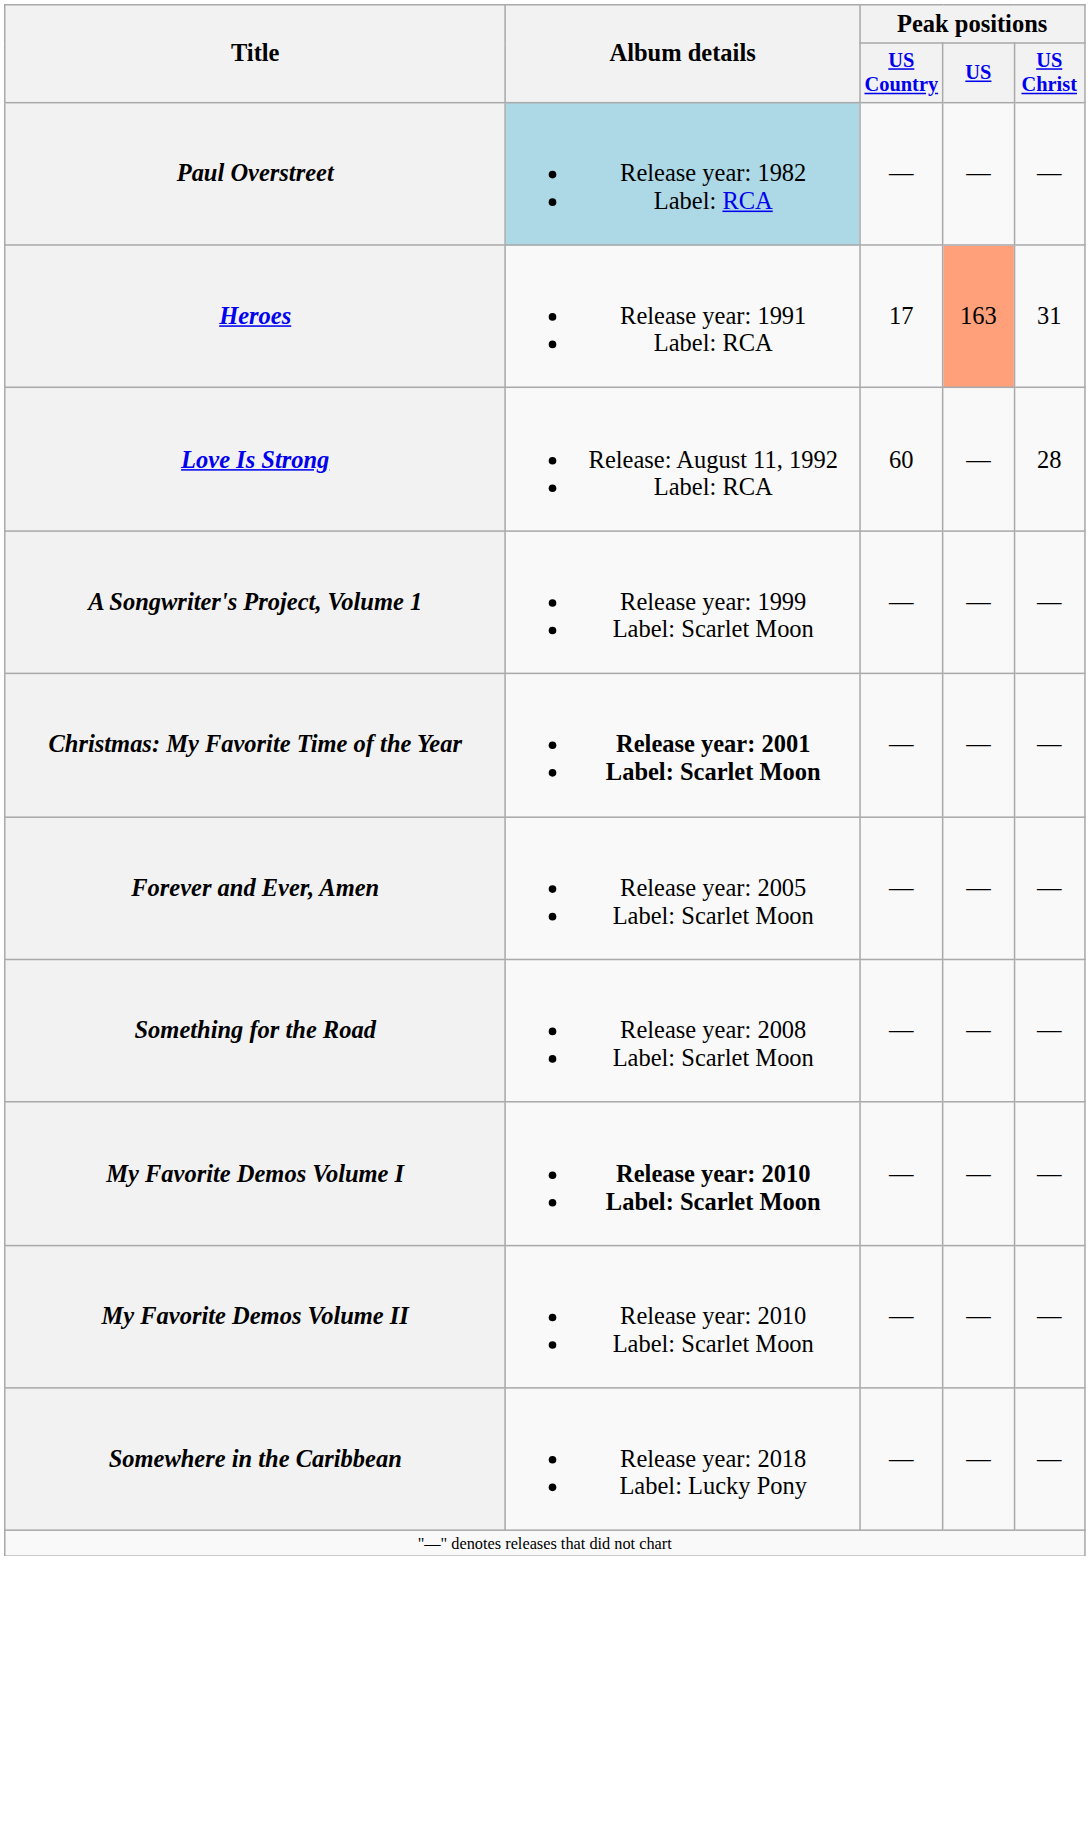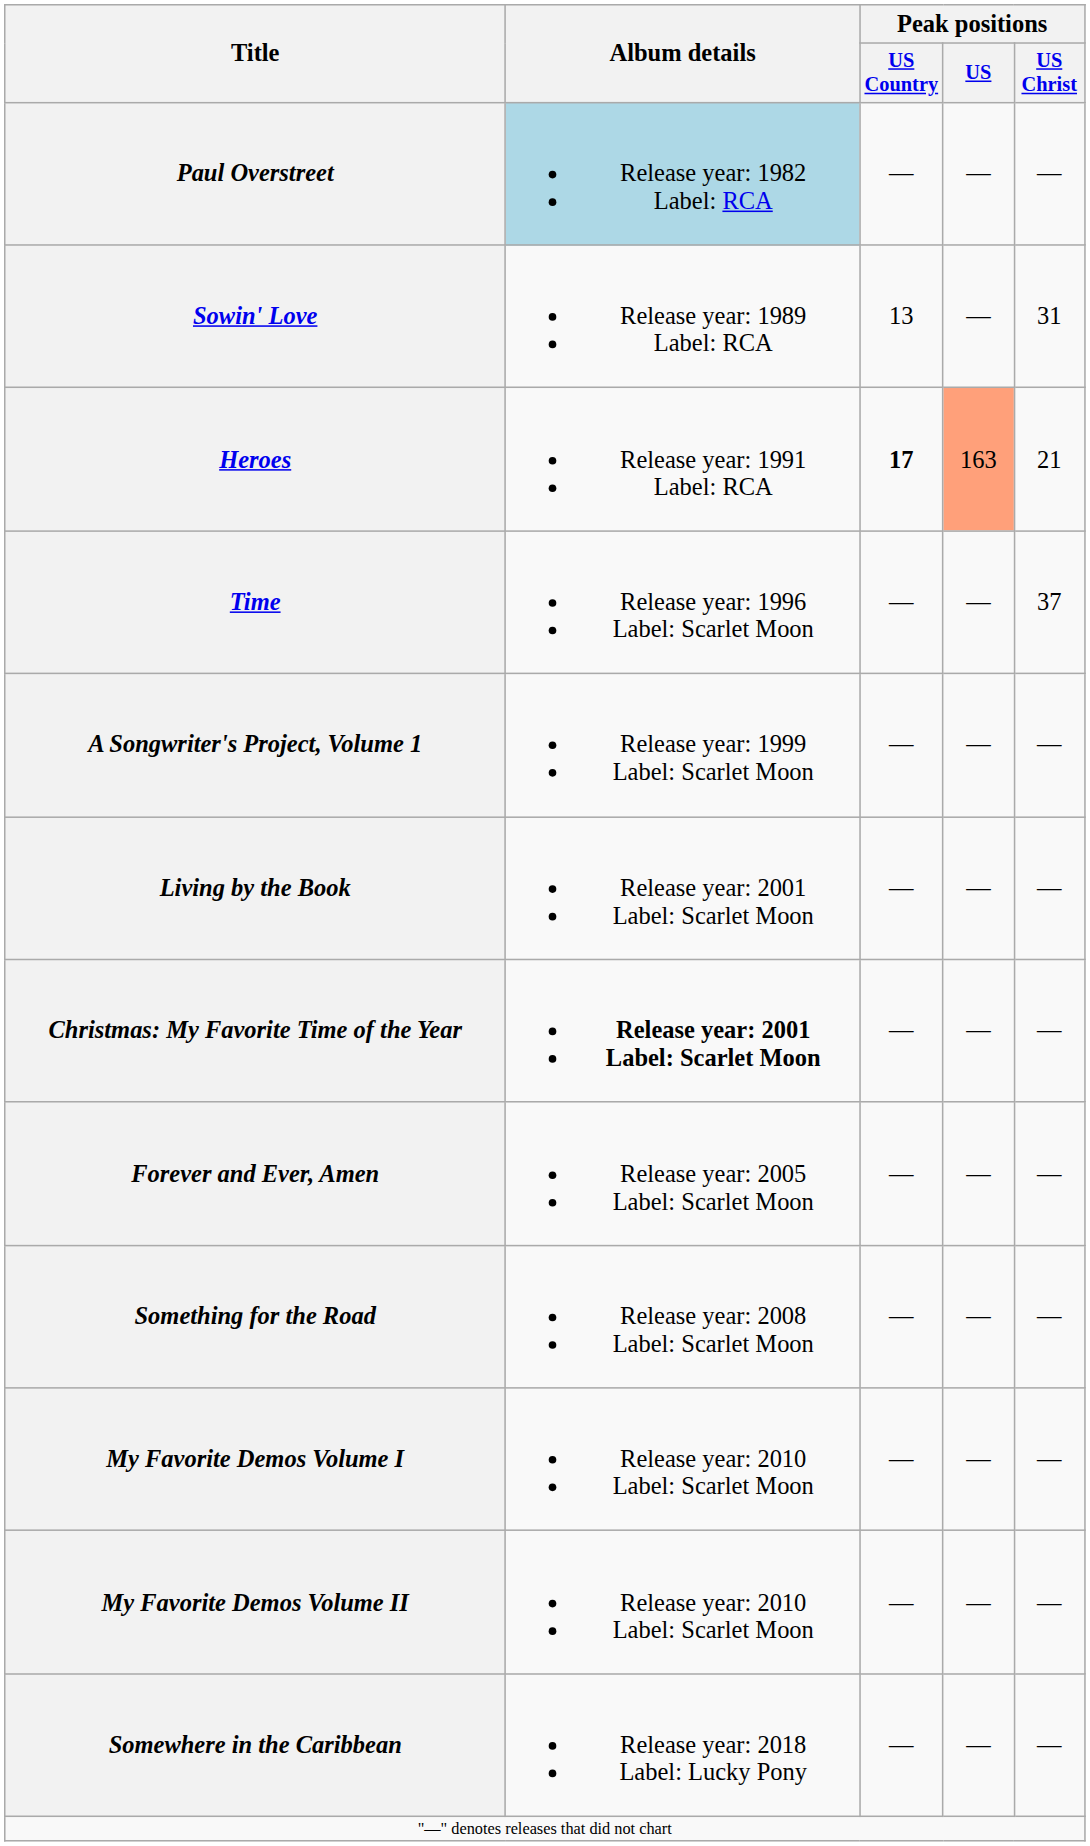+ row: (255, 316)
(901, 316) normal -> (901, 459) bold
(1049, 316) 31 -> (1049, 459) 21
- row: (255, 459)
+ row: (255, 601)
+ row: (255, 887)
(683, 1187) bold -> (683, 1473) normal
